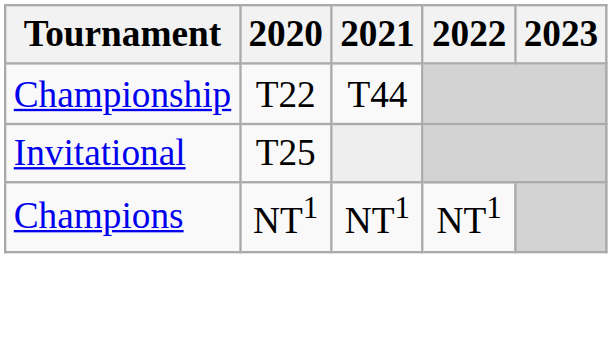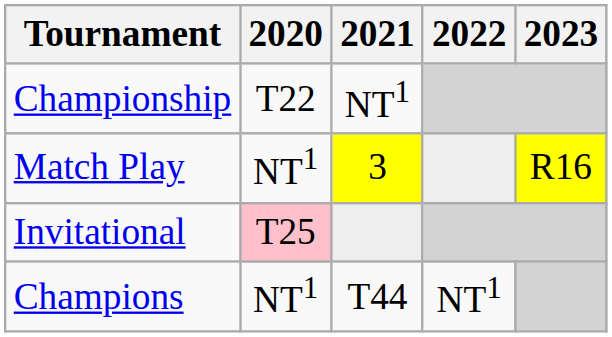(377, 93) T44 -> (377, 98) NT1
+ row: (99, 167)
(286, 152) no background -> (286, 231) pink background
(377, 216) NT1 -> (377, 295) T44
